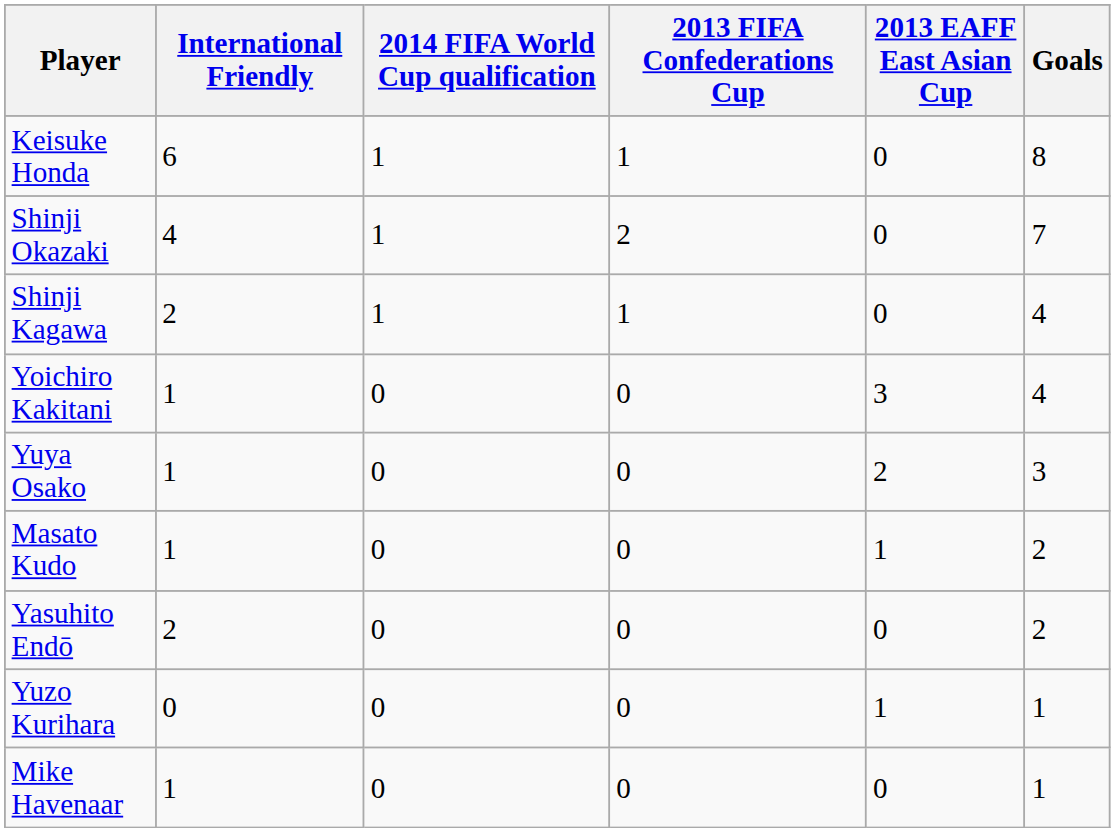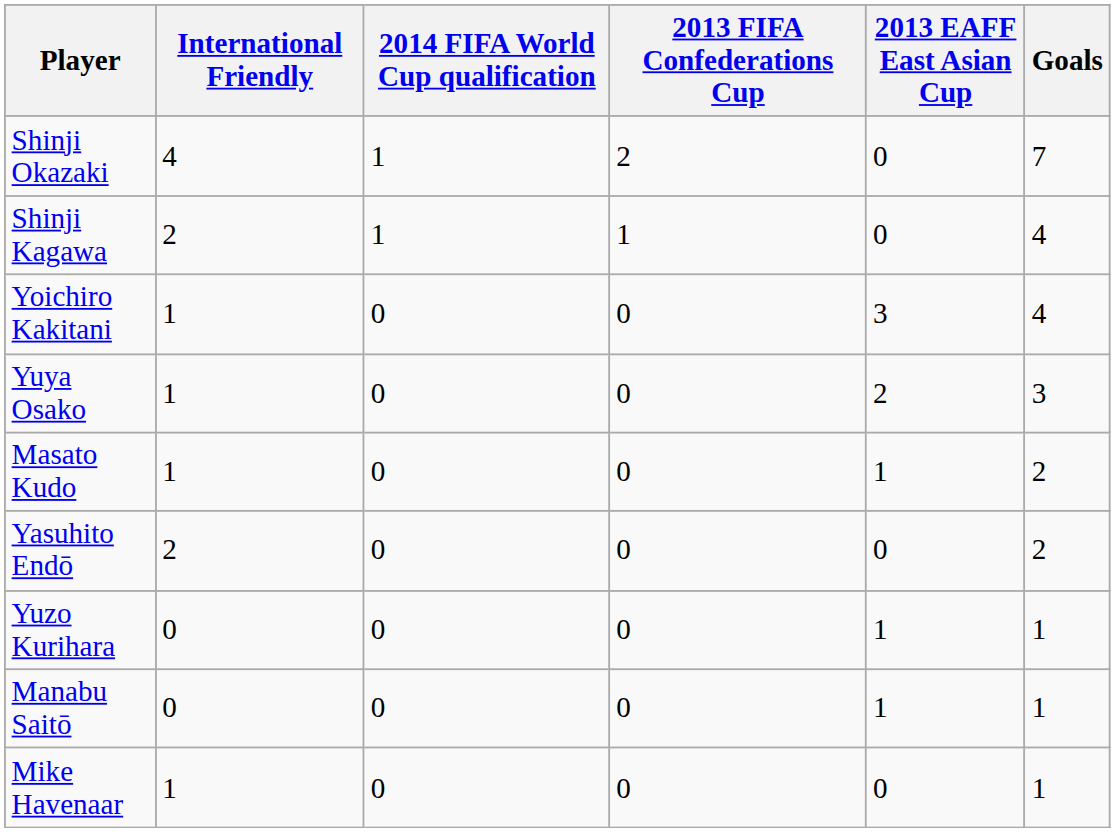- row: (59, 155)
+ row: (59, 708)
